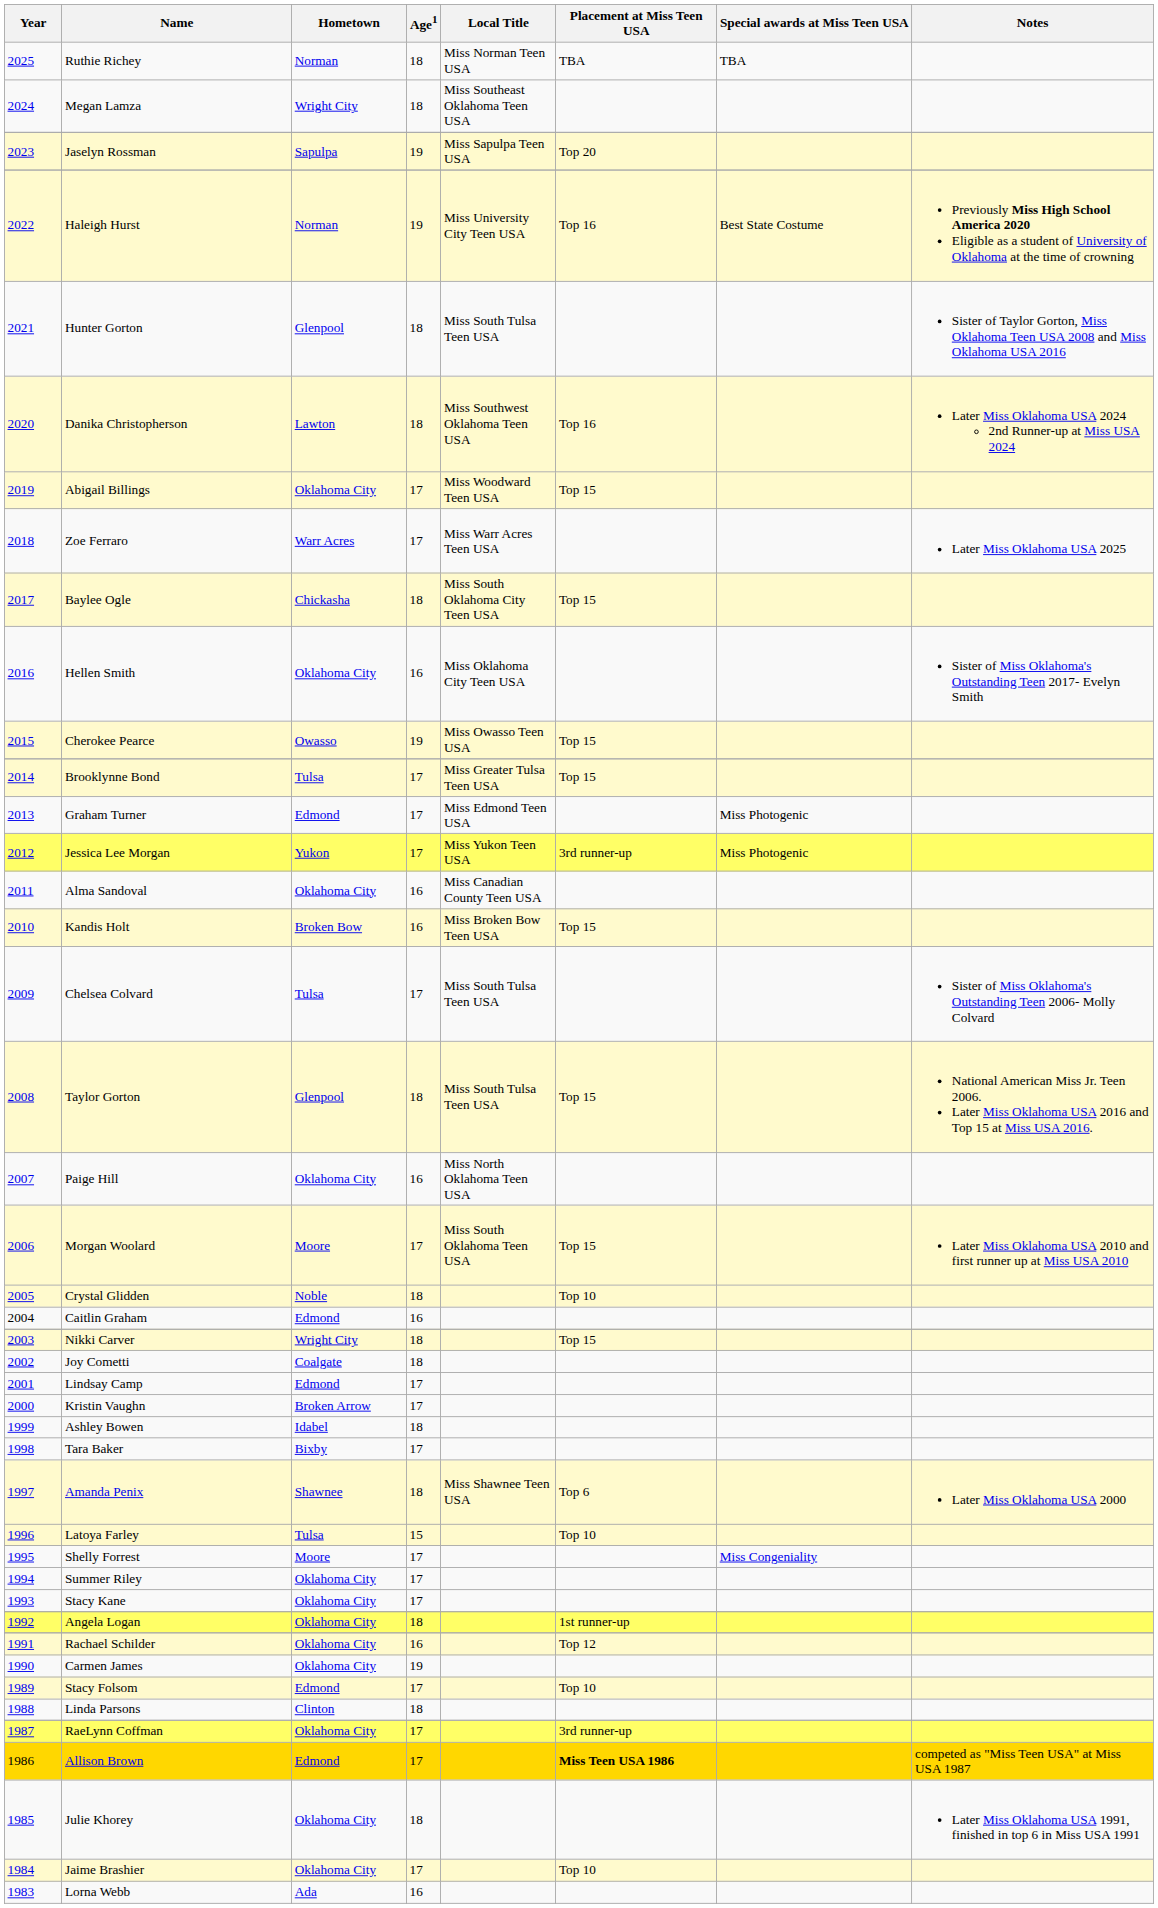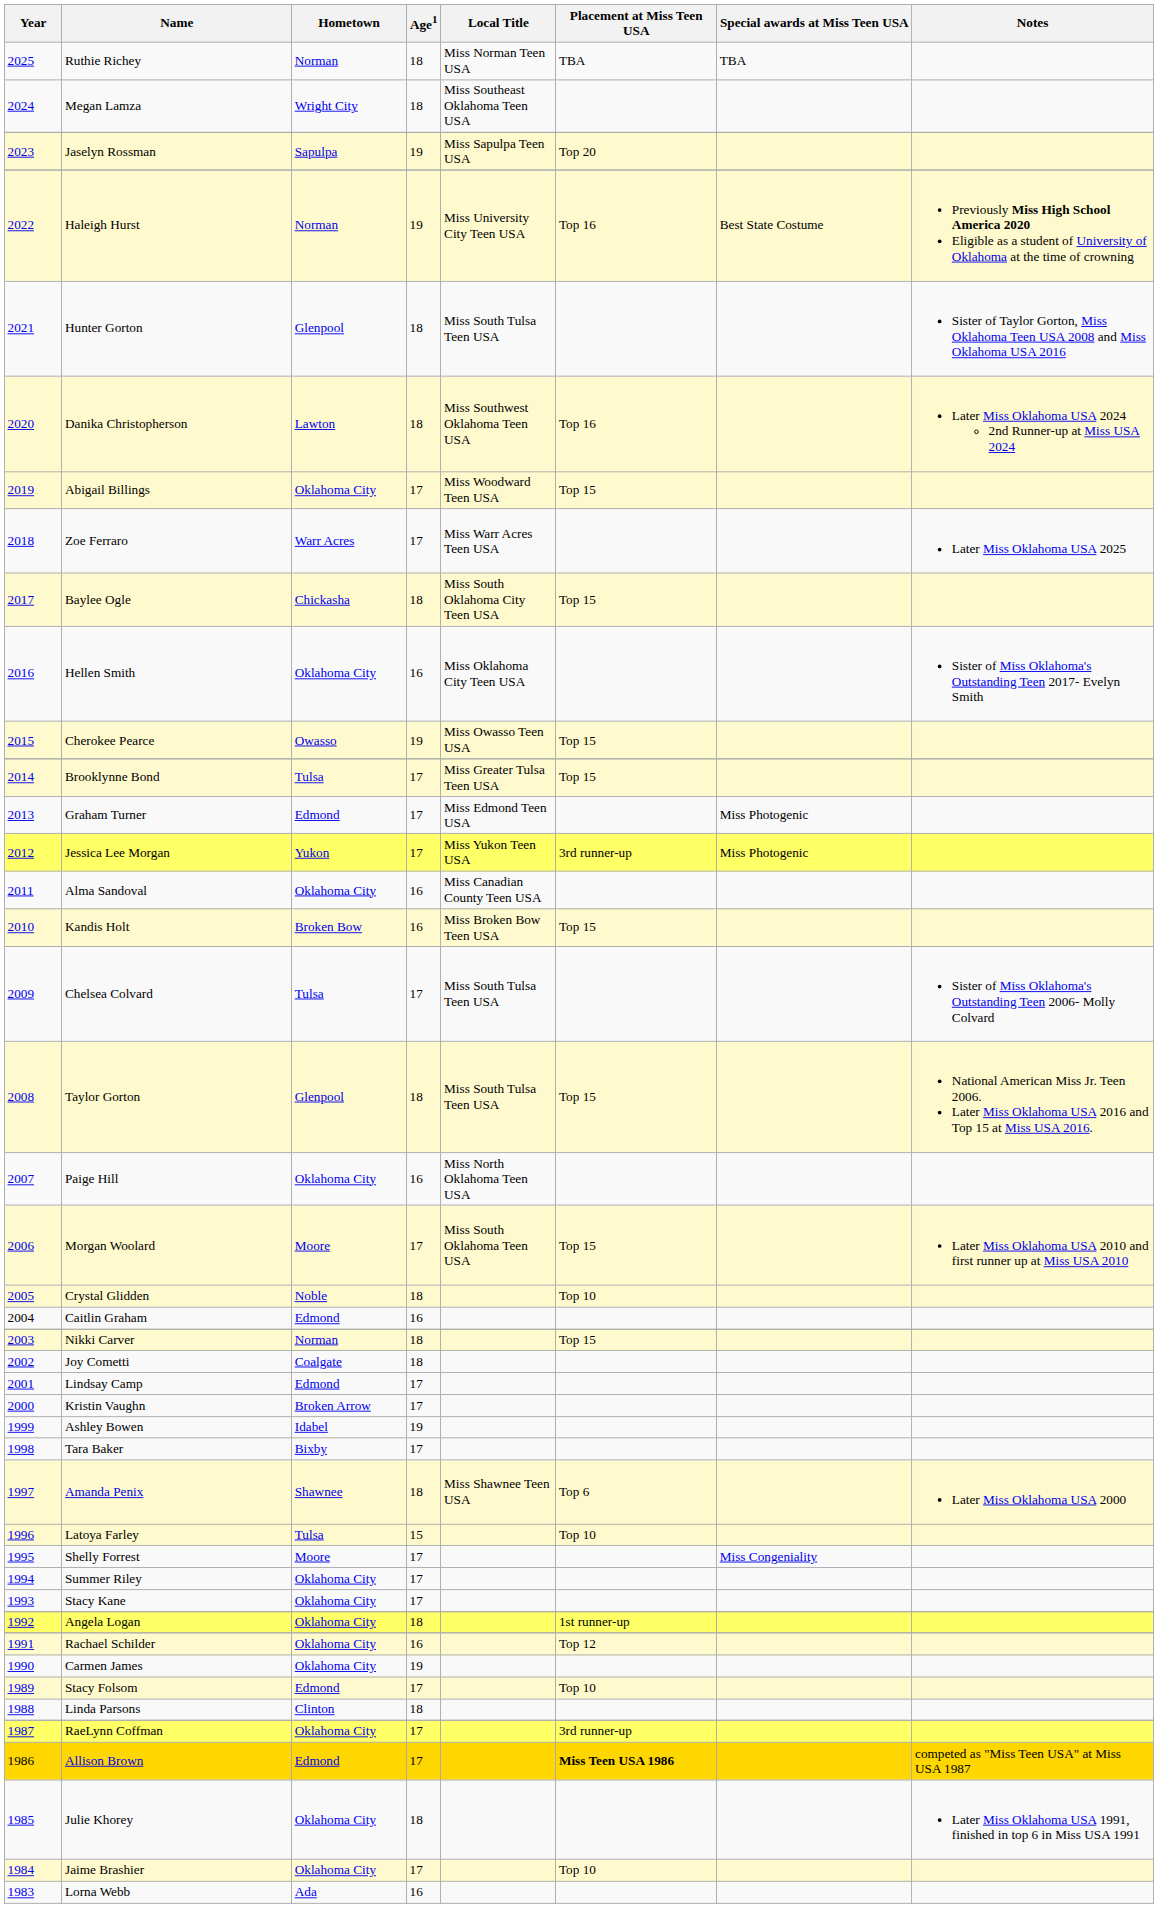(326, 1340) Wright City -> (316, 1340) Norman
(416, 1427) 18 -> (416, 1427) 19
